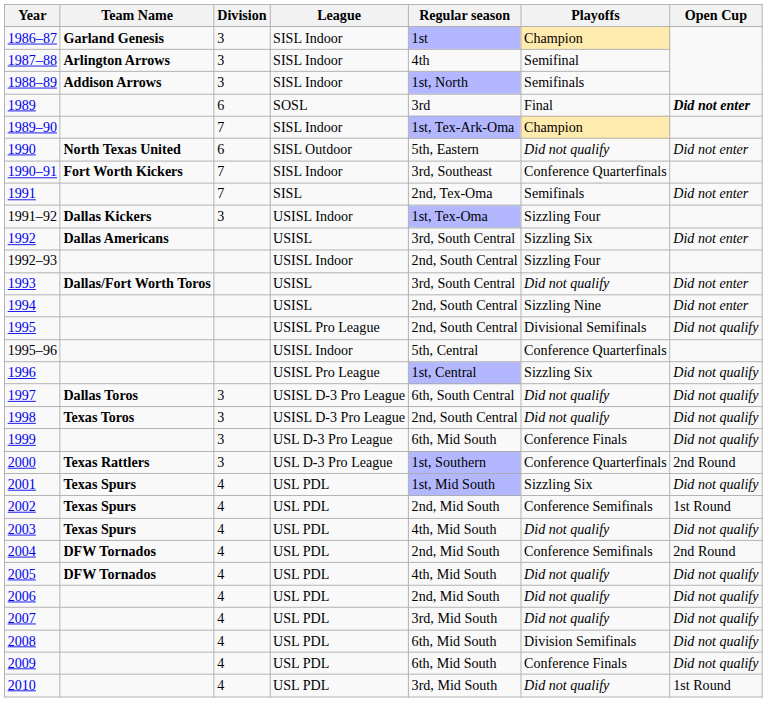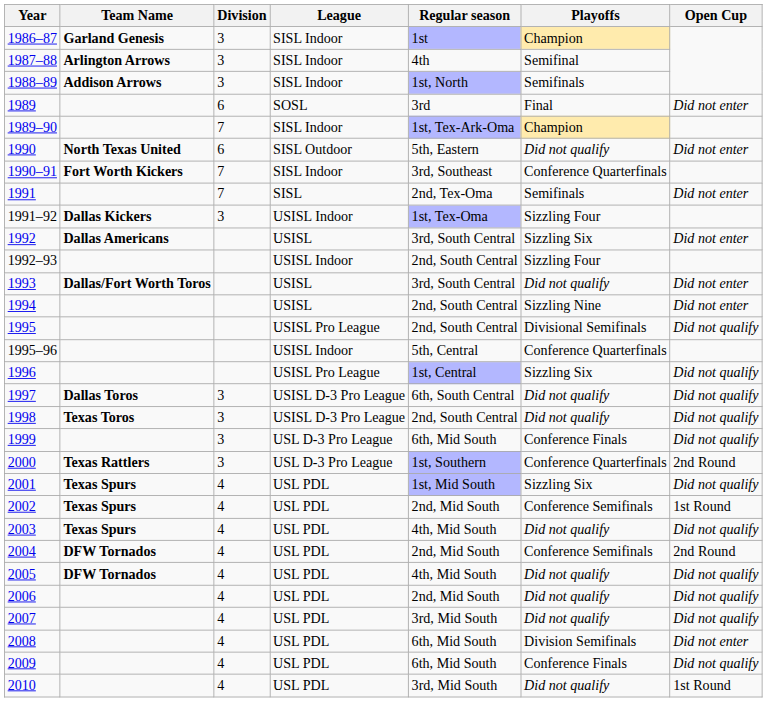(712, 104) bold -> (711, 104) normal
(716, 640) Did not qualify -> (711, 640) Did not enter
